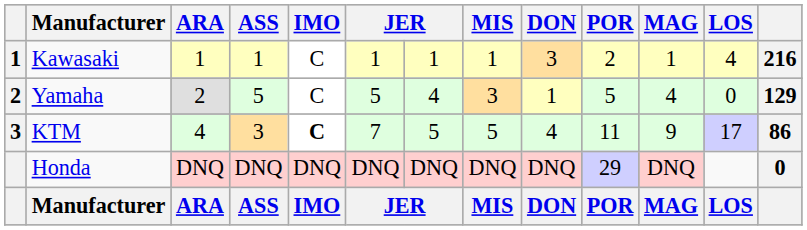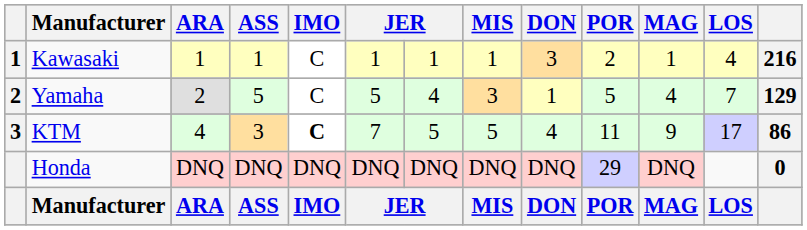(731, 95) 0 -> (731, 95) 7
